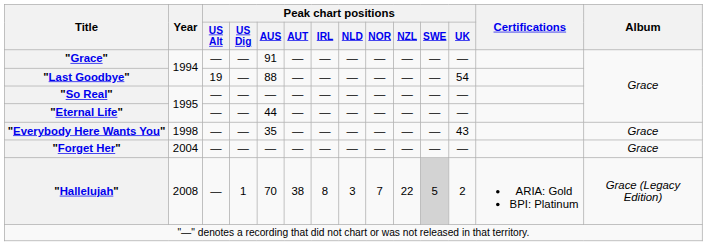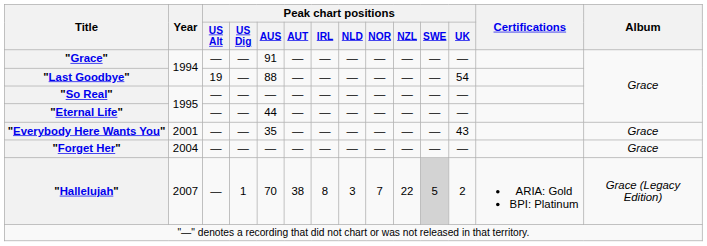(185, 131) 1998 -> (185, 131) 2001
(185, 191) 2008 -> (185, 191) 2007
